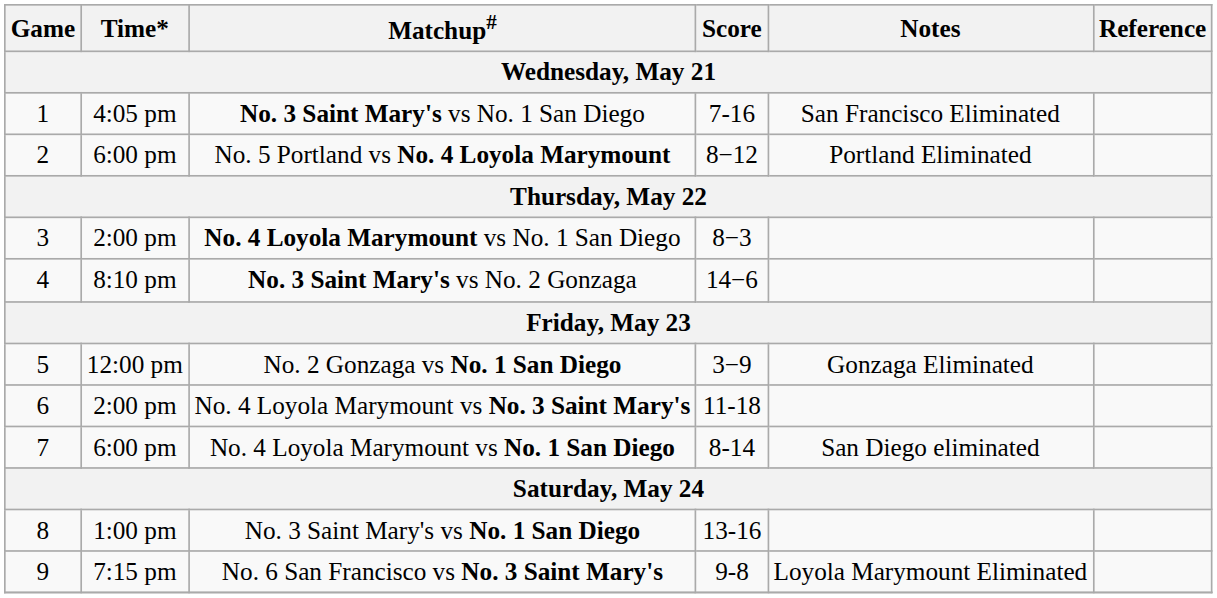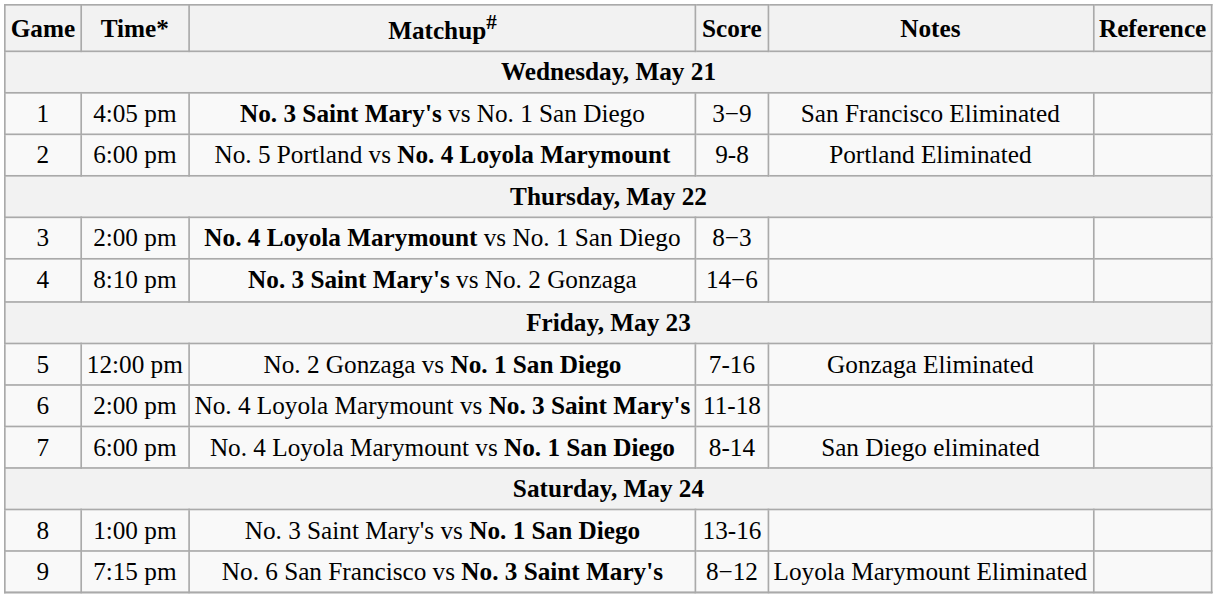(732, 113) 7-16 -> (732, 113) 3−9
(732, 155) 8−12 -> (732, 155) 9-8
(732, 363) 3−9 -> (732, 363) 7-16
(732, 571) 9-8 -> (732, 571) 8−12
